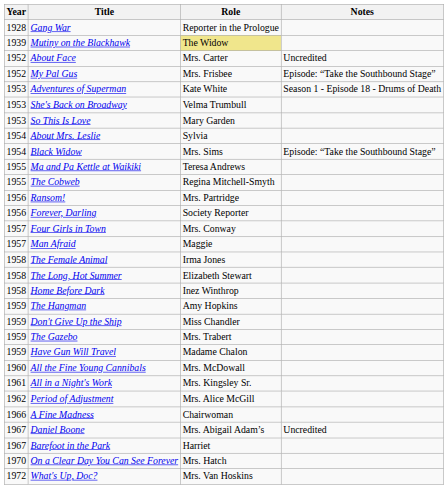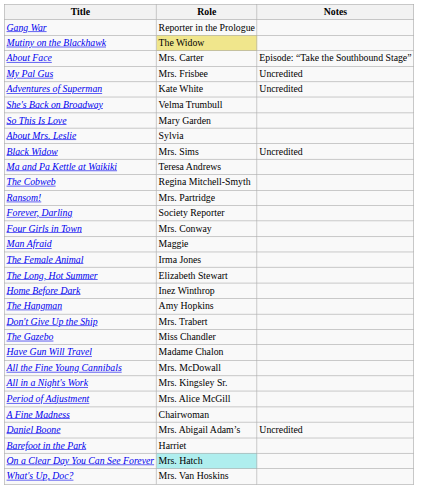- column: (16, 12)
(305, 58) Uncredited -> (335, 58) Episode: “Take the Southbound Stage”
(359, 74) Episode: “Take the Southbound Stage” -> (281, 74) Uncredited
(362, 89) Season 1 - Episode 18 - Drums of Death -> (281, 89) Uncredited
(359, 151) Episode: “Take the Southbound Stage” -> (281, 151) Uncredited
(211, 321) Miss Chandler -> (183, 321) Mrs. Trabert
(207, 337) Mrs. Trabert -> (187, 337) Miss Chandler
(205, 461) no background -> (181, 461) paleturquoise background
